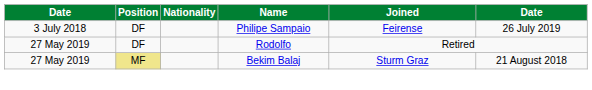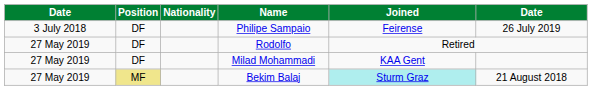+ row: (273, 61)
(402, 61) no background -> (402, 77) paleturquoise background
